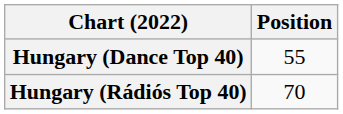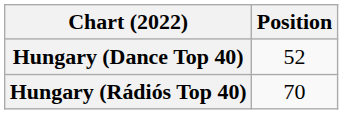(295, 56) 55 -> (295, 56) 52
